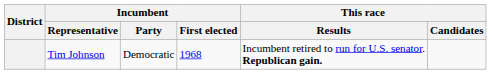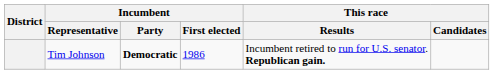(149, 54) normal -> (150, 54) bold
(191, 54) 1968 -> (194, 54) 1986
